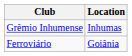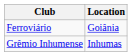rows swapped: (29, 43) <-> (45, 28)
